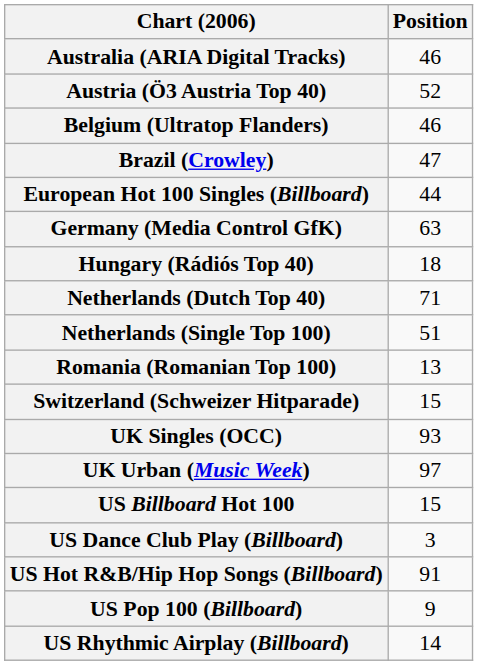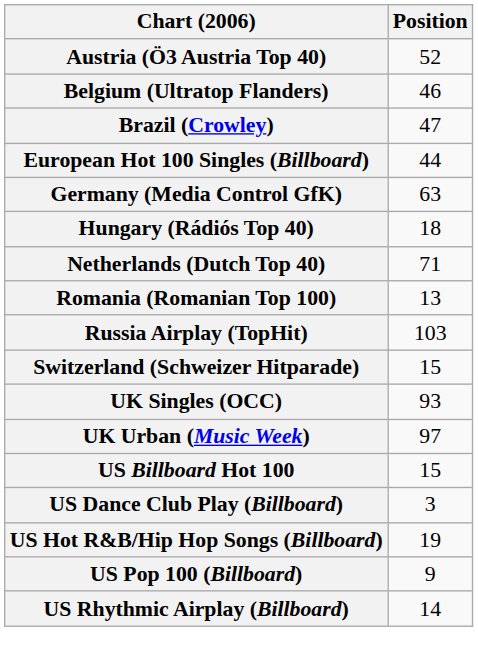- row: (196, 56)
- row: (196, 332)
+ row: (196, 332)
(430, 573) 91 -> (430, 539) 19
